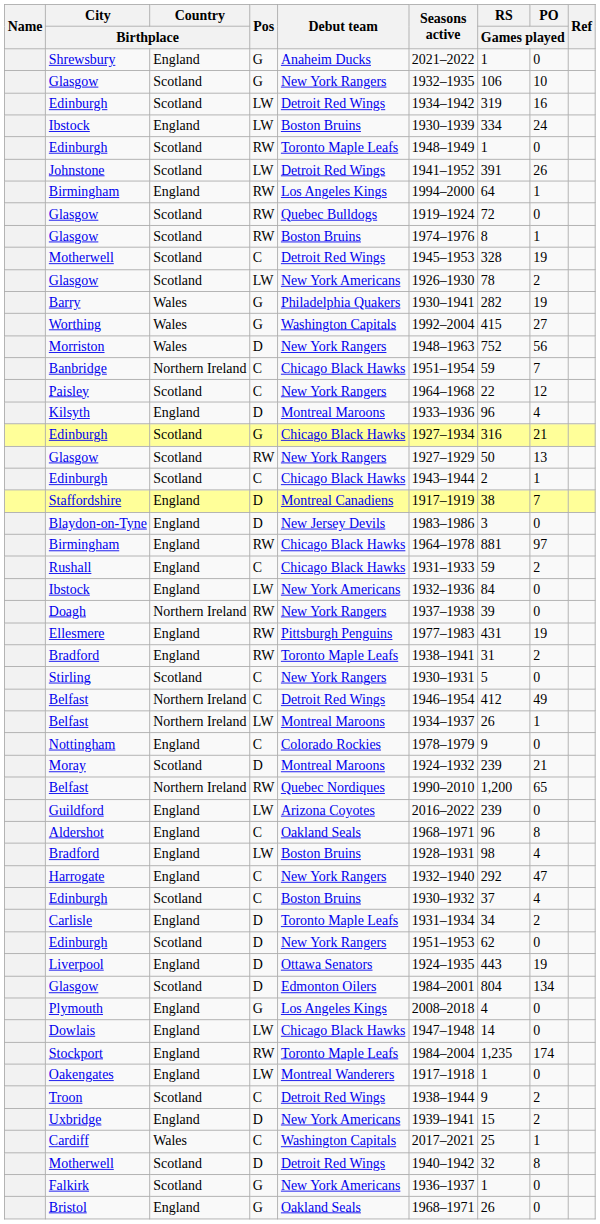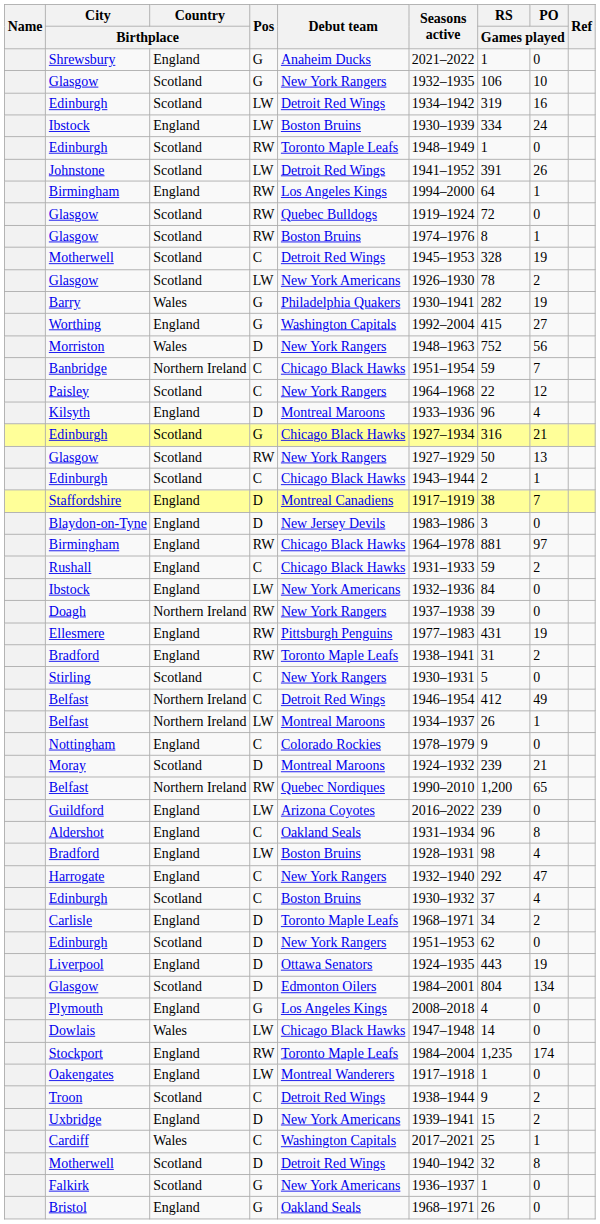(170, 324) Wales -> (176, 324) England
(443, 832) 1968–1971 -> (443, 832) 1931–1934
(443, 920) 1931–1934 -> (443, 920) 1968–1971
(176, 1031) England -> (170, 1031) Wales
